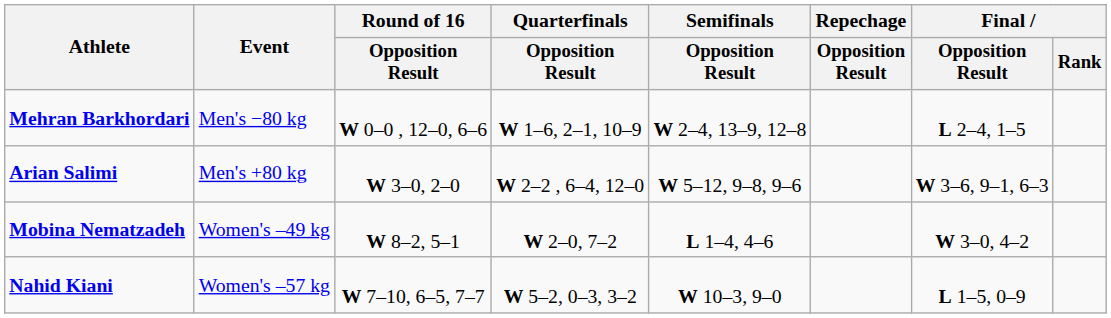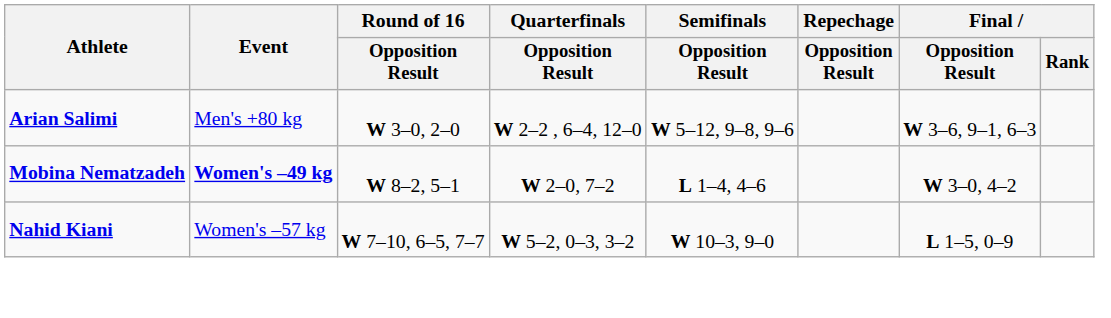- row: (99, 118)
(264, 229) normal -> (263, 173) bold
